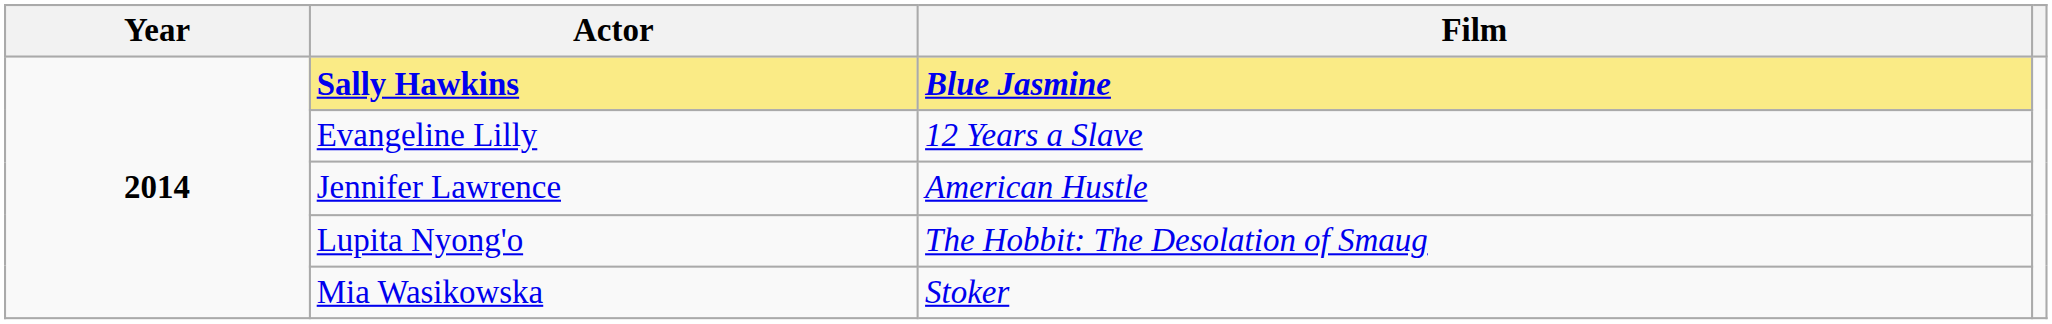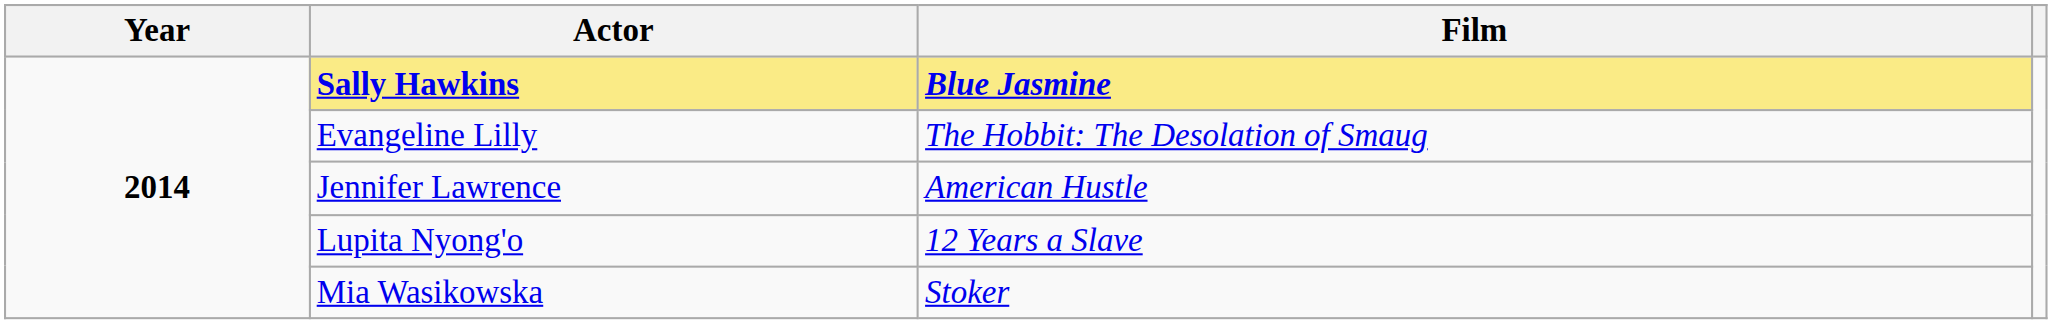(1034, 135) 12 Years a Slave -> (1176, 135) The Hobbit: The Desolation of Smaug
(1176, 239) The Hobbit: The Desolation of Smaug -> (1034, 239) 12 Years a Slave
